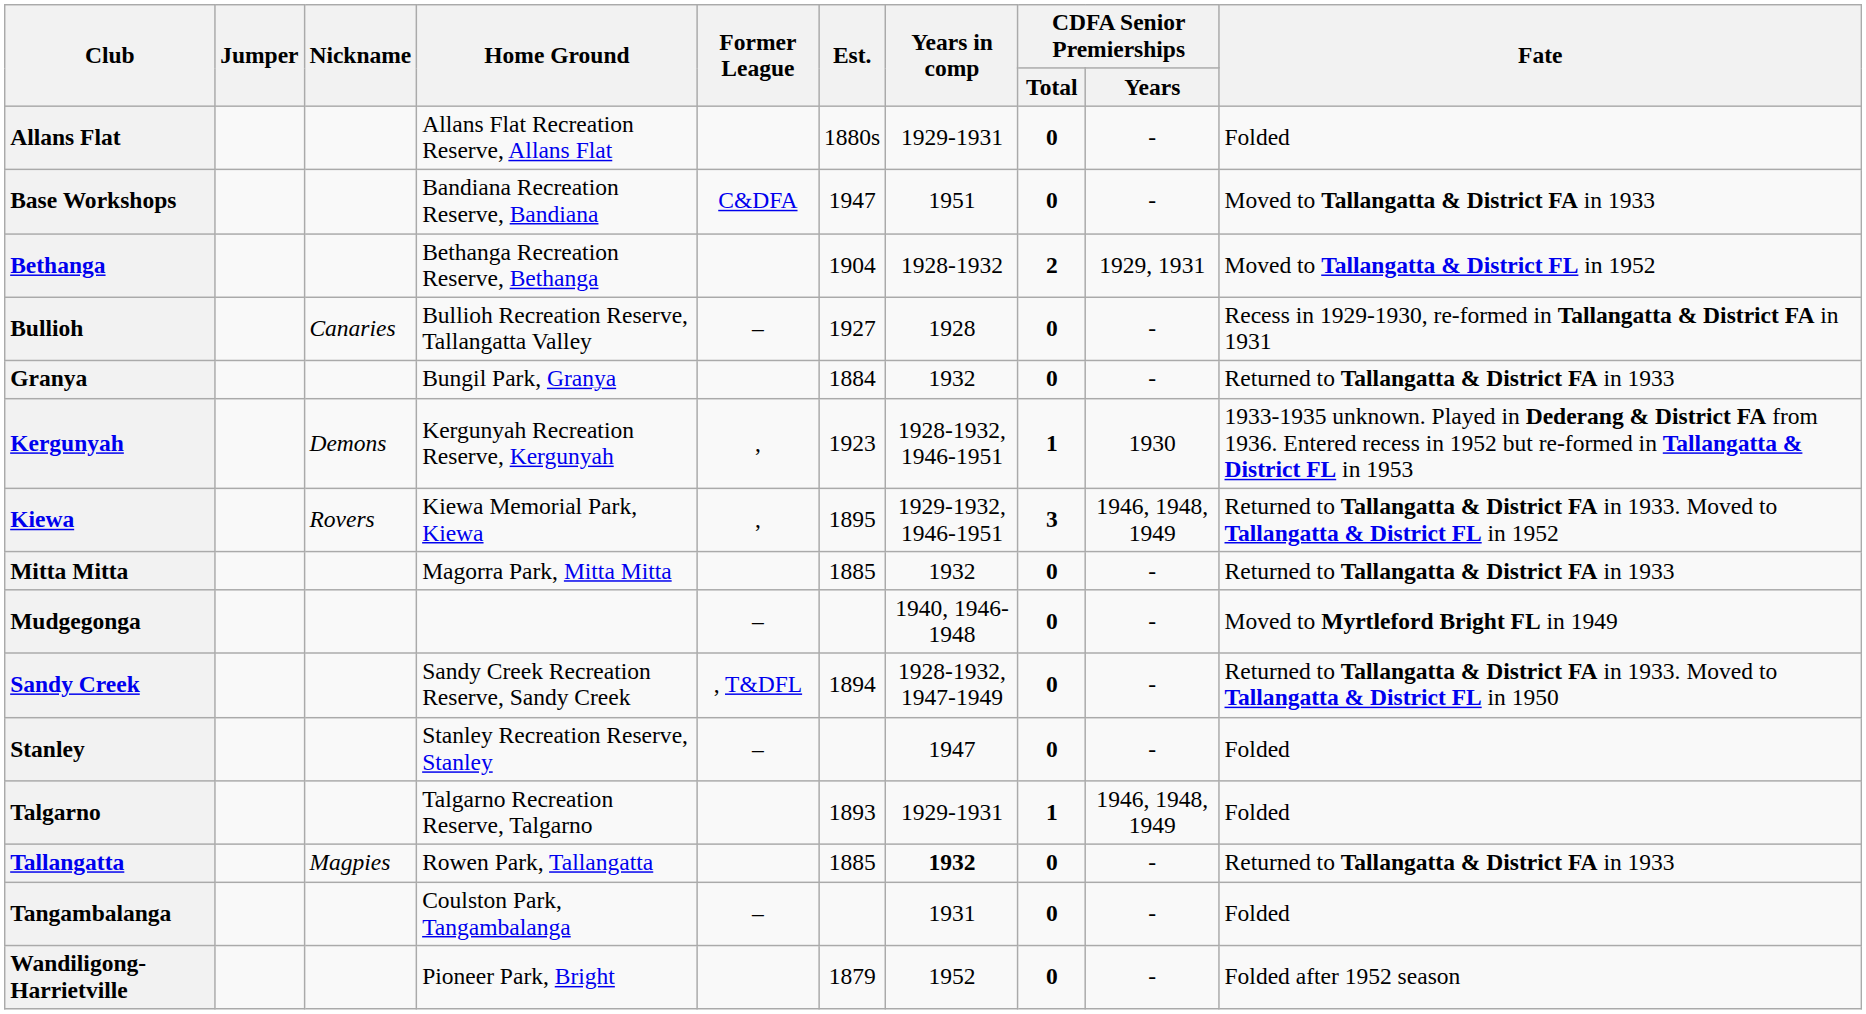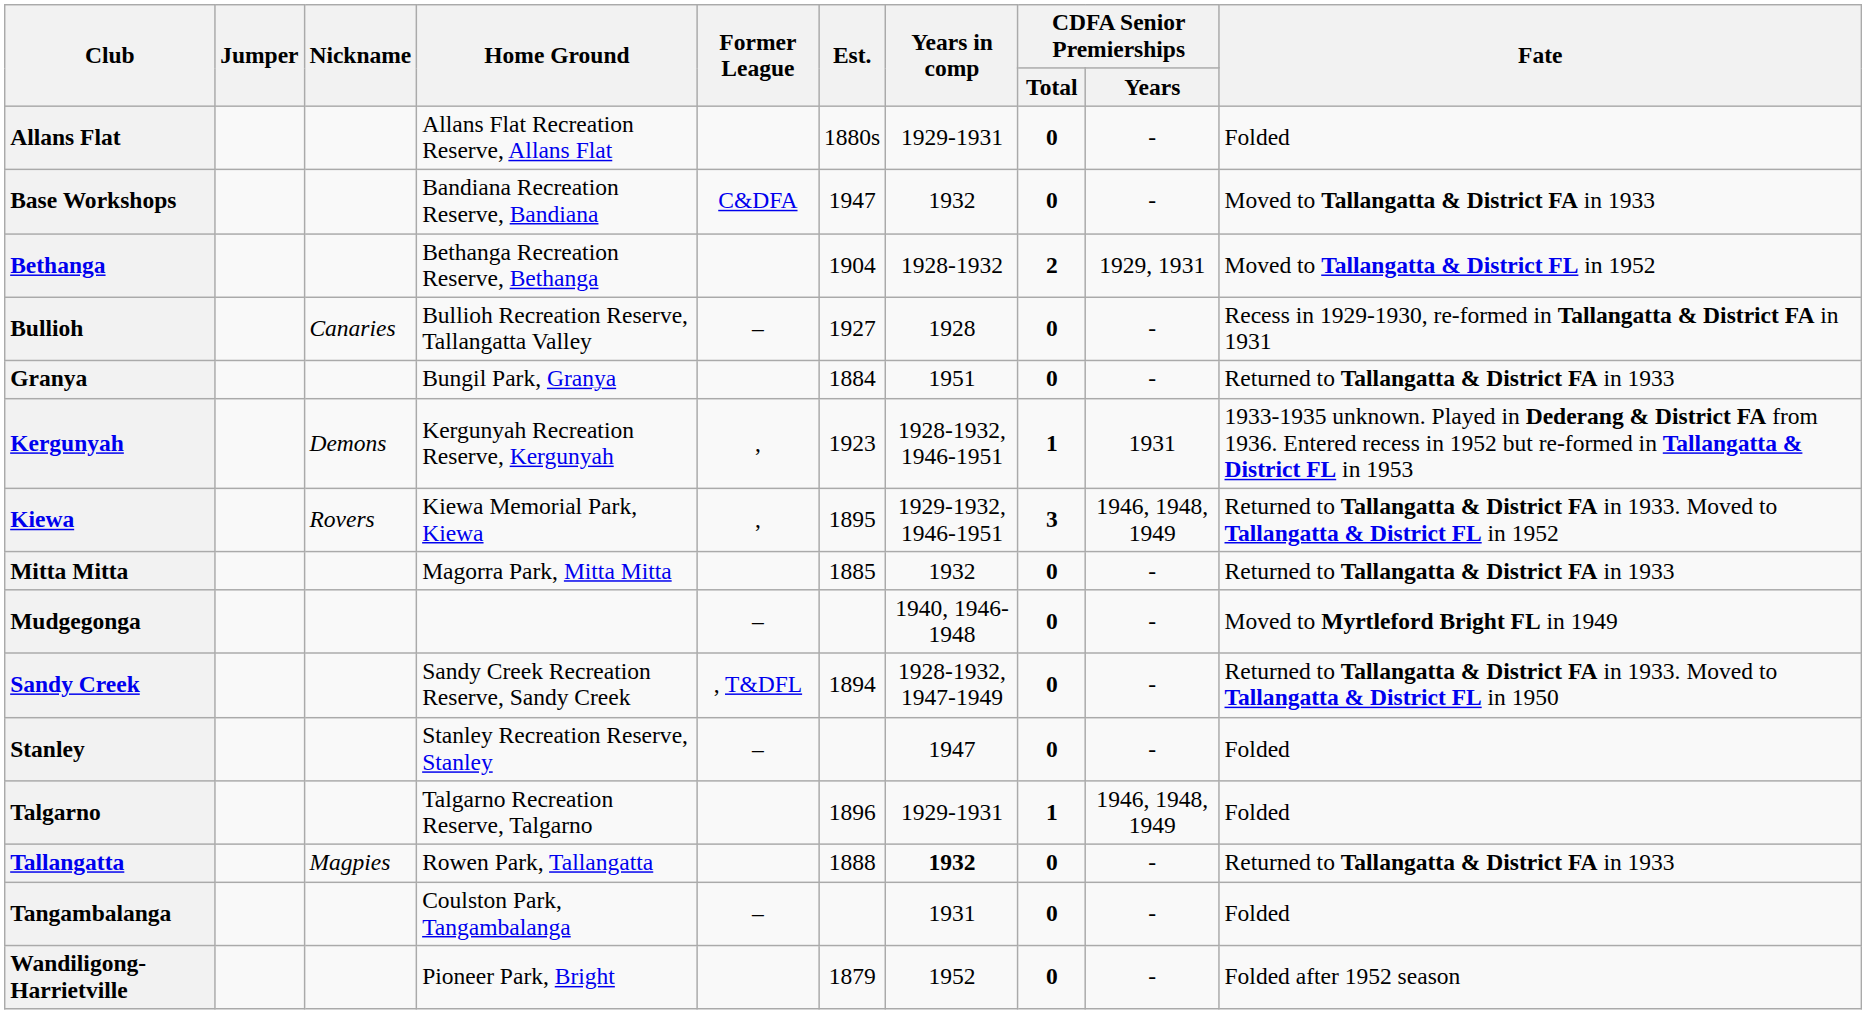(952, 201) 1951 -> (952, 201) 1932
(952, 379) 1932 -> (952, 379) 1951
(1152, 443) 1930 -> (1152, 443) 1931
(852, 812) 1893 -> (852, 812) 1896
(852, 862) 1885 -> (852, 862) 1888
